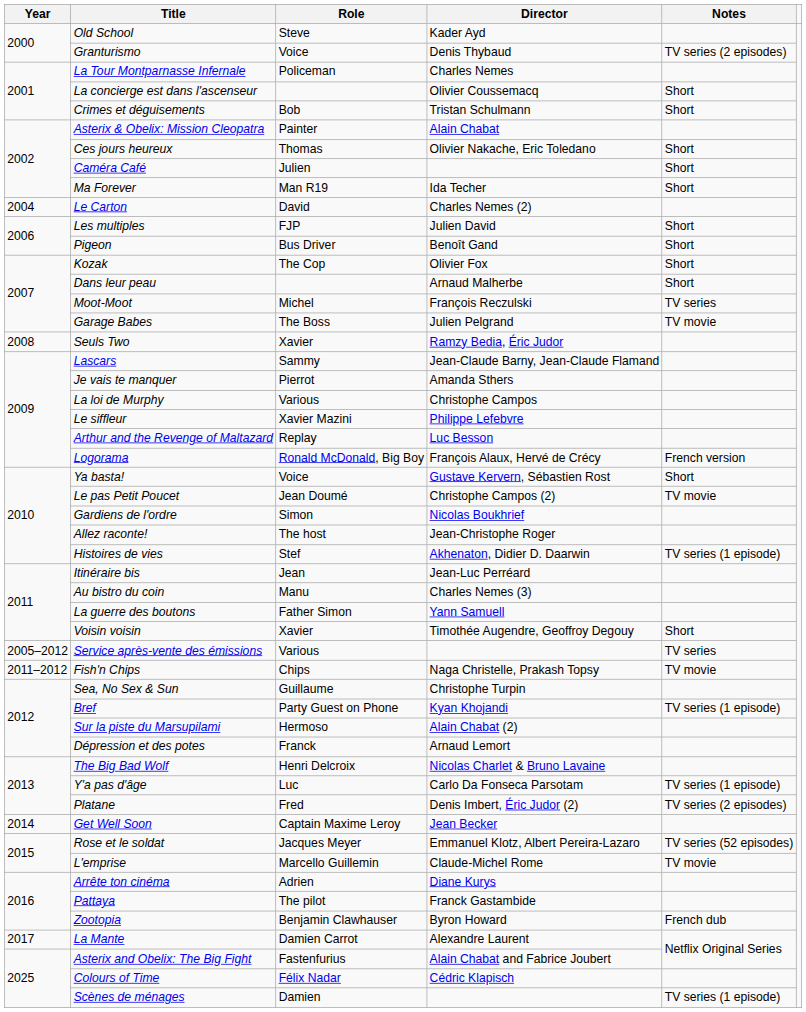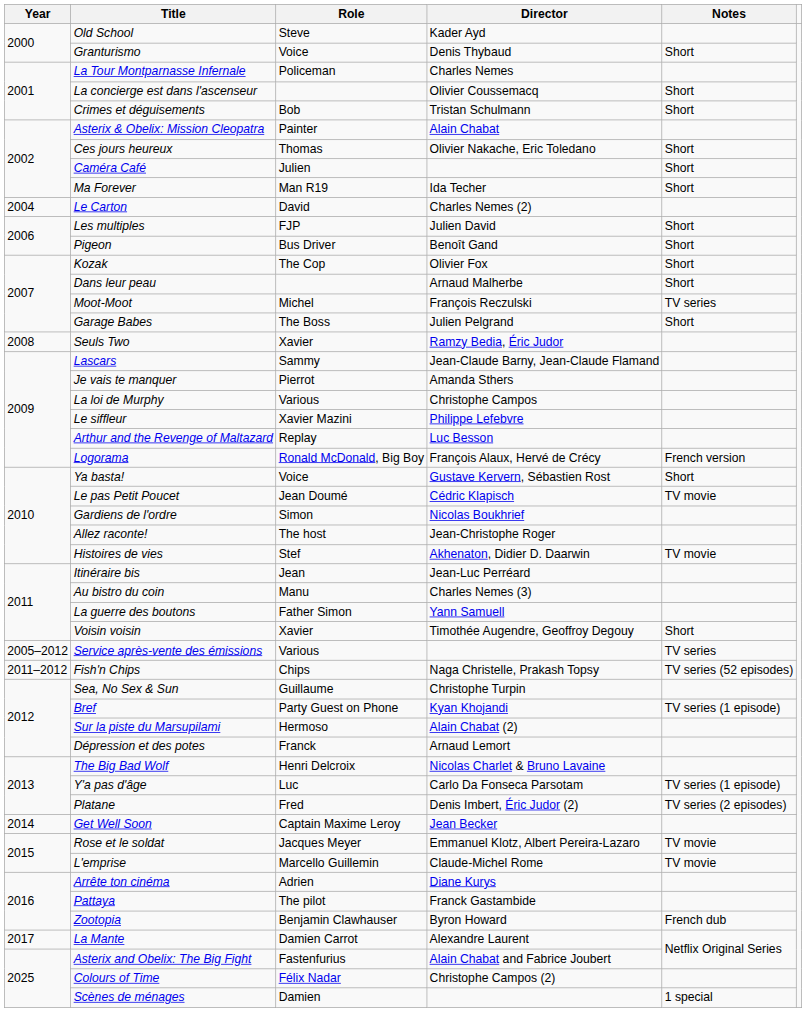(726, 52) TV series (2 episodes) -> (679, 52) Short
(690, 322) TV movie -> (679, 322) Short
(492, 496) Christophe Campos (2) -> (472, 496) Cédric Klapisch
(723, 554) TV series (1 episode) -> (690, 554) TV movie
(690, 669) TV movie -> (729, 669) TV series (52 episodes)
(729, 843) TV series (52 episodes) -> (690, 843) TV movie
(472, 978) Cédric Klapisch -> (492, 978) Christophe Campos (2)
(723, 997) TV series (1 episode) -> (689, 997) 1 special
